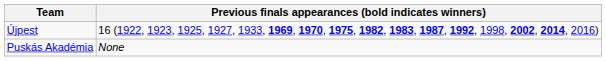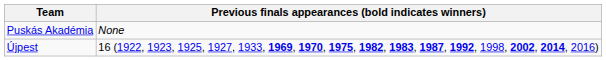rows swapped: (50, 47) <-> (22, 30)
